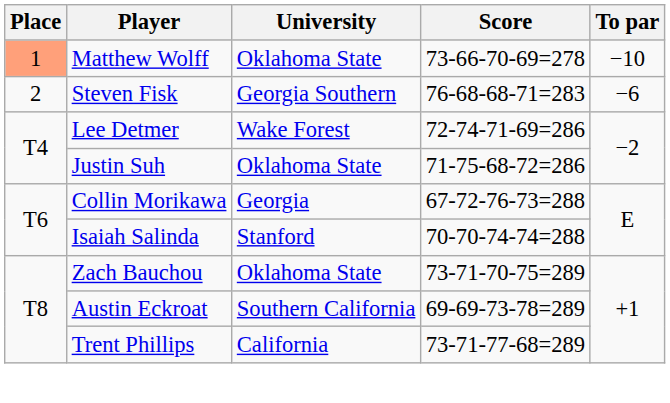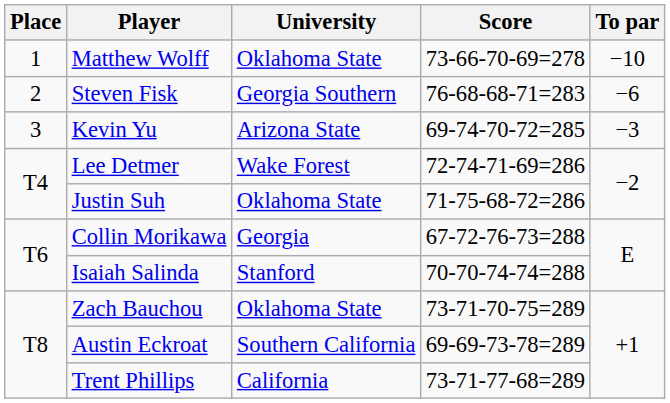(36, 58) lightsalmon background -> (36, 58) no background
+ row: (114, 129)
